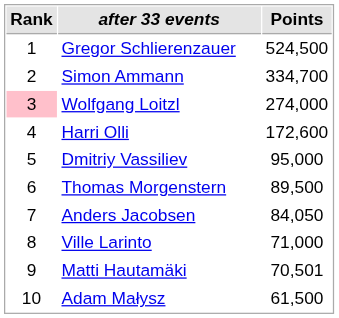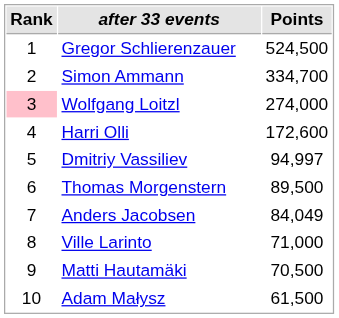(297, 160) 95,000 -> (297, 160) 94,997
(297, 215) 84,050 -> (297, 215) 84,049
(297, 270) 70,501 -> (297, 270) 70,500
